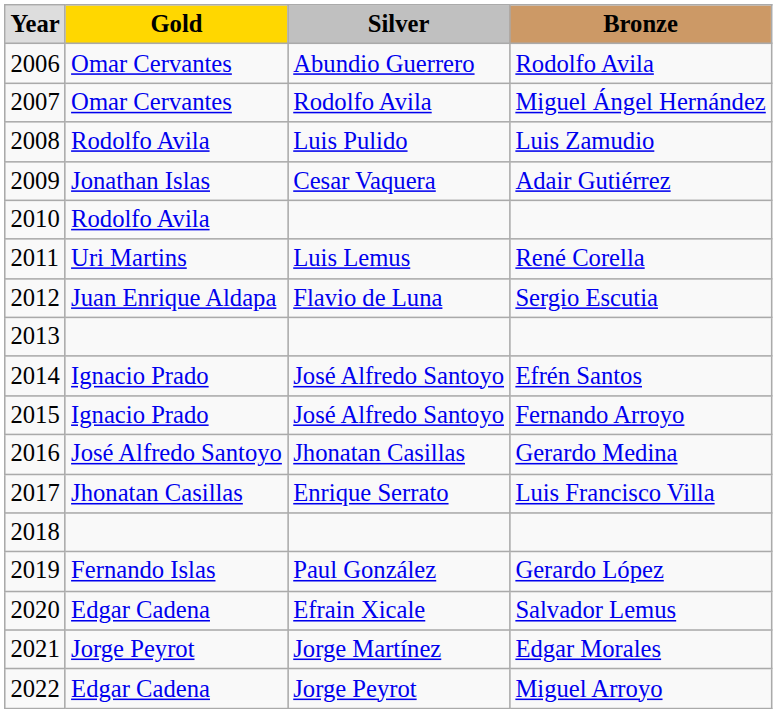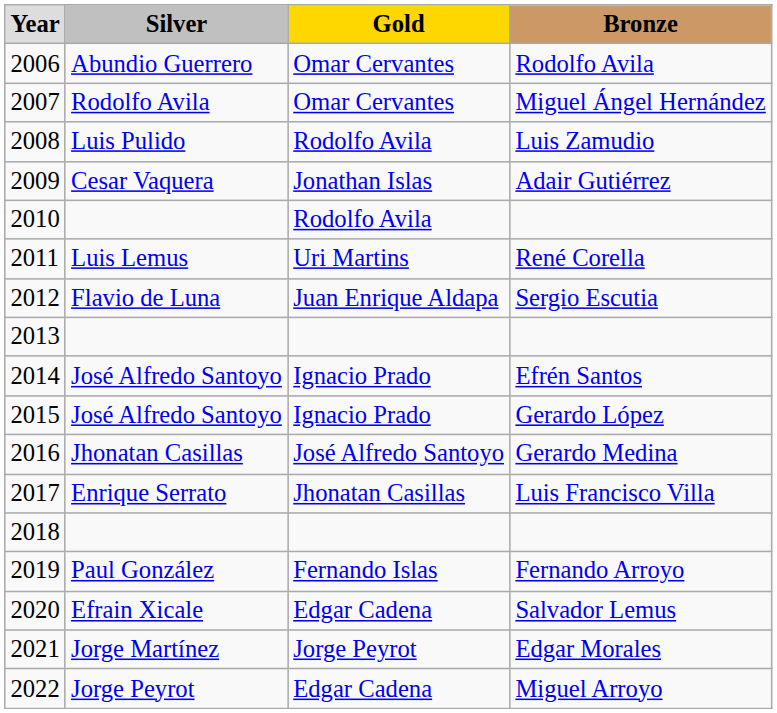columns swapped: (176, 24) <-> (399, 24)
(600, 414) Fernando Arroyo -> (590, 414) Gerardo López
(590, 571) Gerardo López -> (600, 571) Fernando Arroyo
